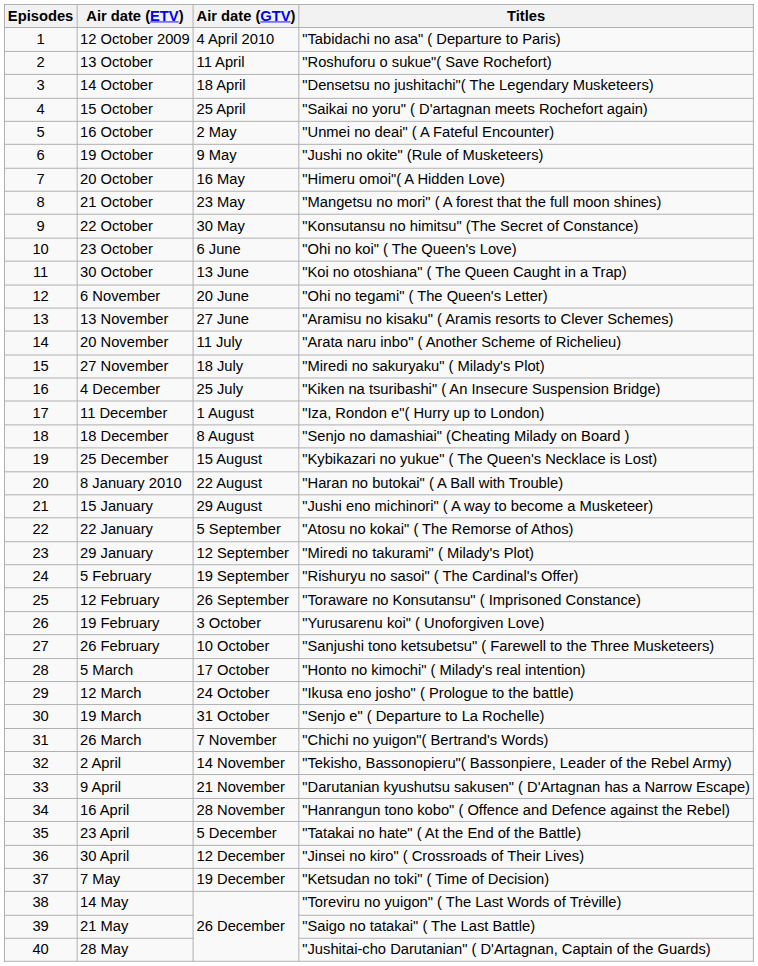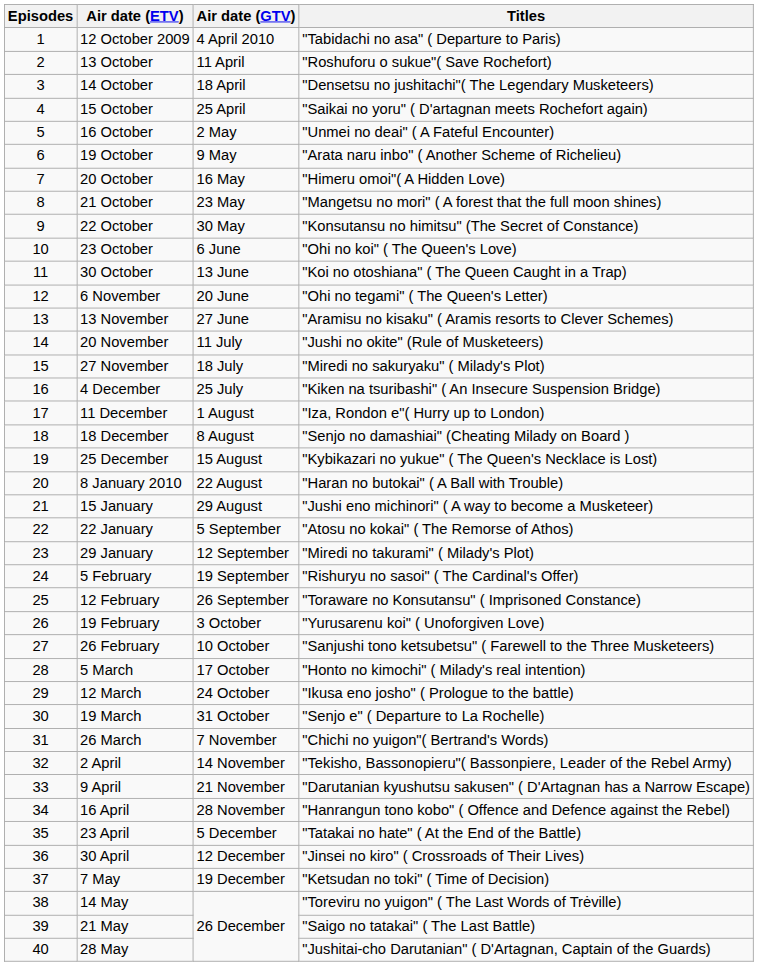(423, 156) "Jushi no okite" (Rule of Musketeers) -> (462, 156) "Arata naru inbo" ( Another Scheme of Richelieu)
(462, 343) "Arata naru inbo" ( Another Scheme of Richelieu) -> (423, 343) "Jushi no okite" (Rule of Musketeers)
